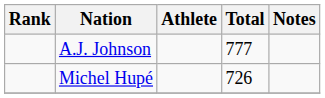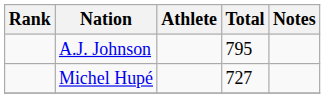(239, 49) 777 -> (239, 49) 795
(239, 78) 726 -> (239, 78) 727
